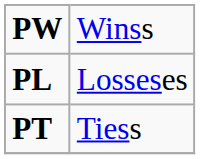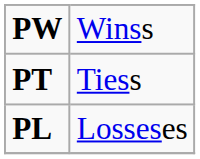rows swapped: (32, 78) <-> (32, 128)
